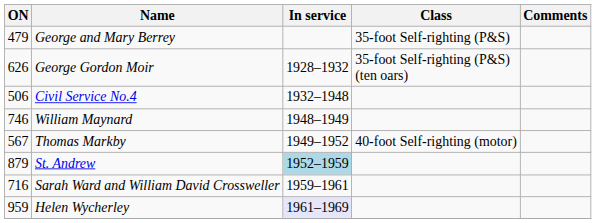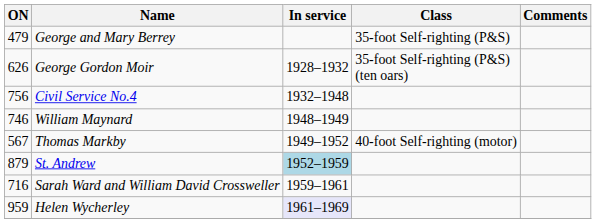(18, 97) 506 -> (18, 97) 756
